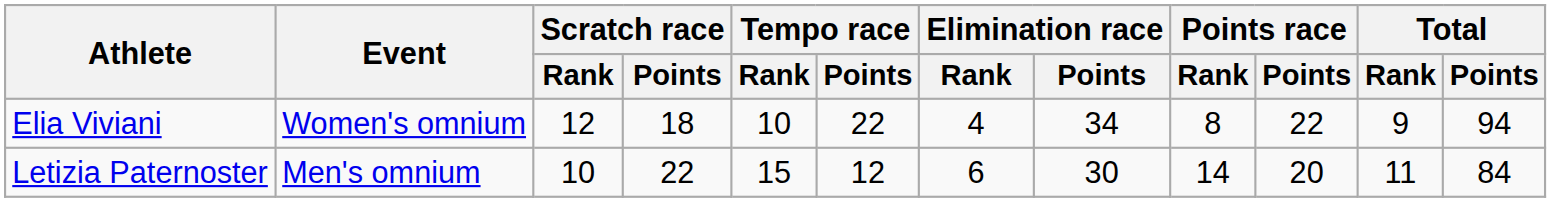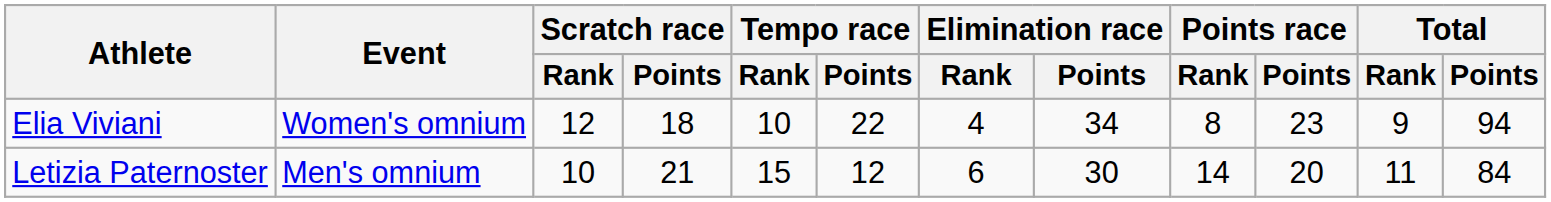(1307, 124) 22 -> (1307, 124) 23
(677, 172) 22 -> (677, 172) 21
